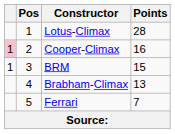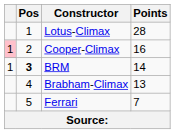(29, 67) normal -> (29, 67) bold
(140, 67) 15 -> (140, 67) 14
